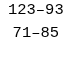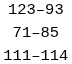+ row: (36, 55)
